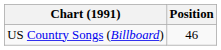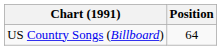(192, 34) 46 -> (192, 34) 64
